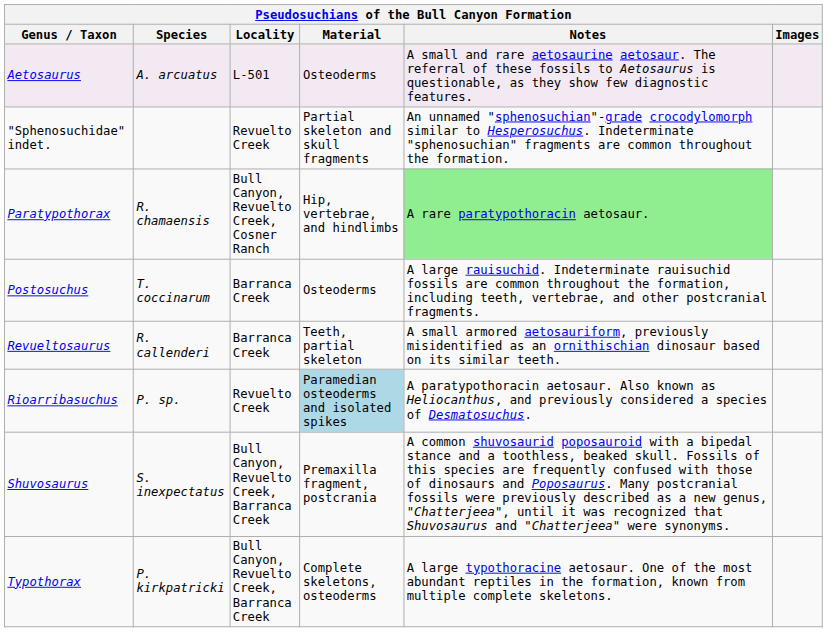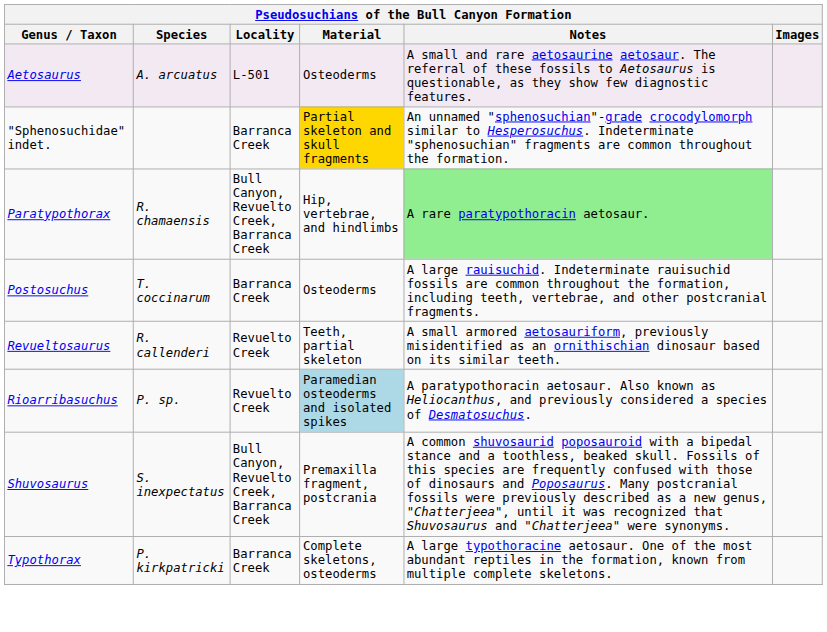(262, 138) Revuelto Creek -> (262, 138) Barranca Creek
(347, 138) no background -> (347, 138) gold background
(262, 214) Bull Canyon, Revuelto Creek, Cosner Ranch -> (262, 214) Bull Canyon, Revuelto Creek, Barranca Creek
(262, 345) Barranca Creek -> (262, 345) Revuelto Creek
(262, 581) Bull Canyon, Revuelto Creek, Barranca Creek -> (262, 560) Barranca Creek
